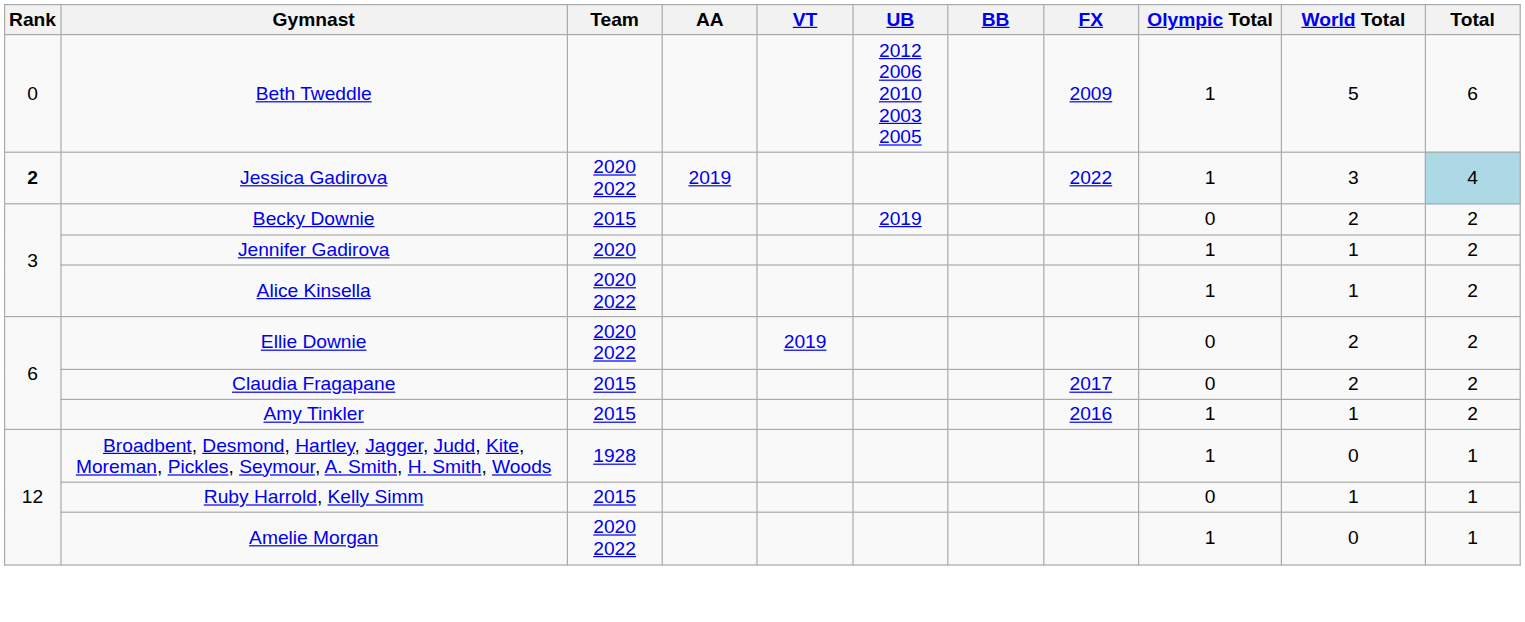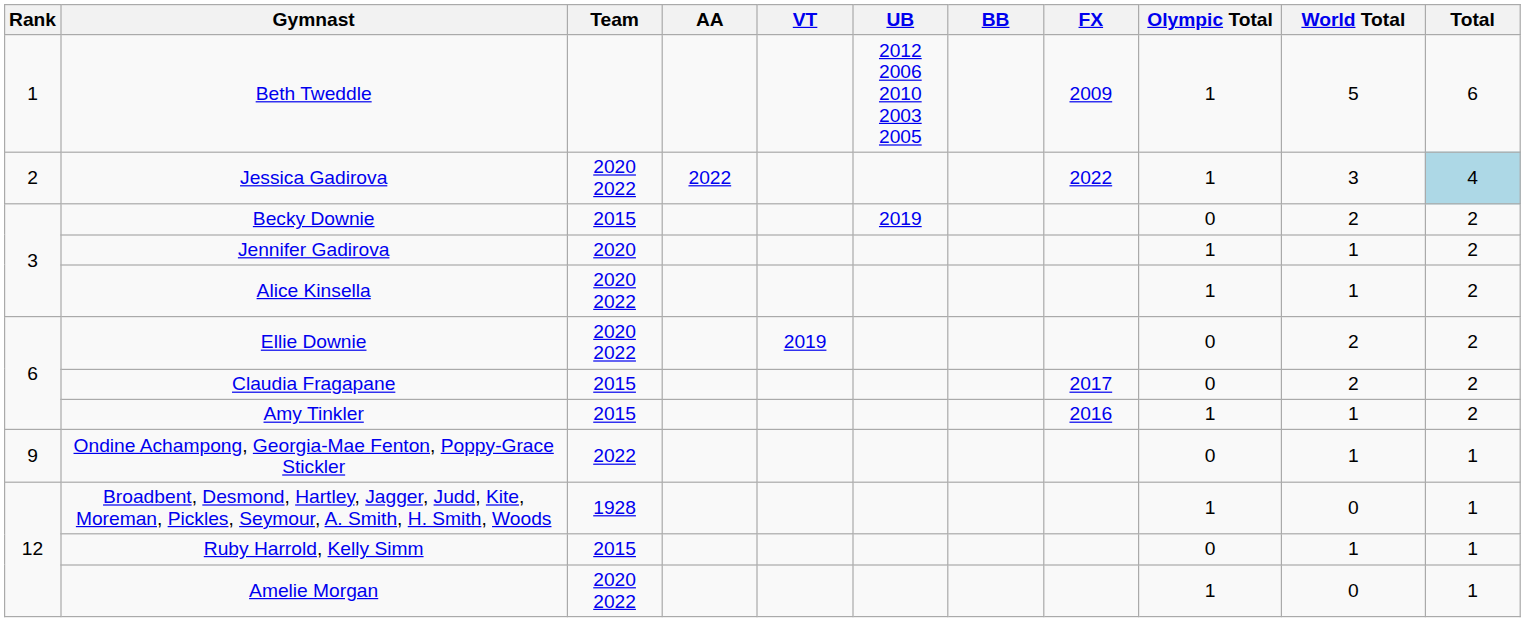(32, 93) 0 -> (32, 93) 1
(32, 177) bold -> (32, 177) normal
(710, 177) 2019 -> (710, 177) 2022
+ row: (314, 455)
